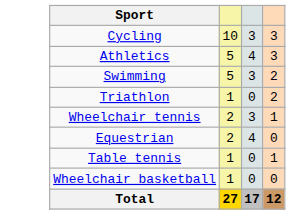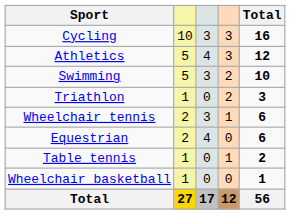+ column: (262, 16)
